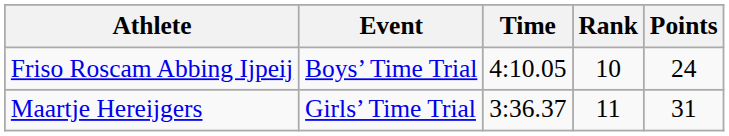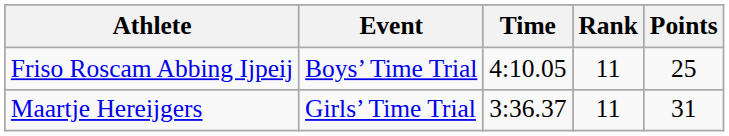(608, 67) 10 -> (608, 67) 11
(684, 67) 24 -> (684, 67) 25
